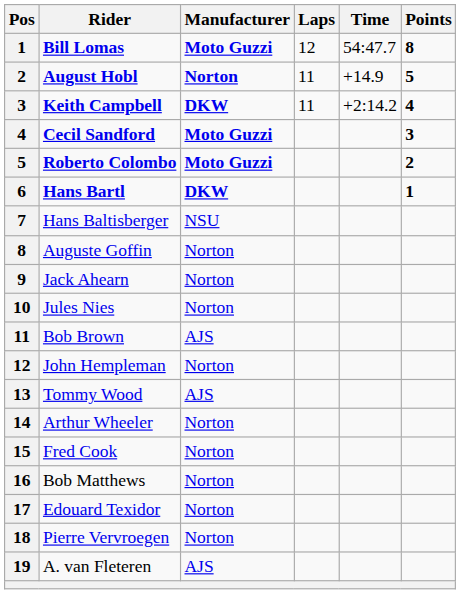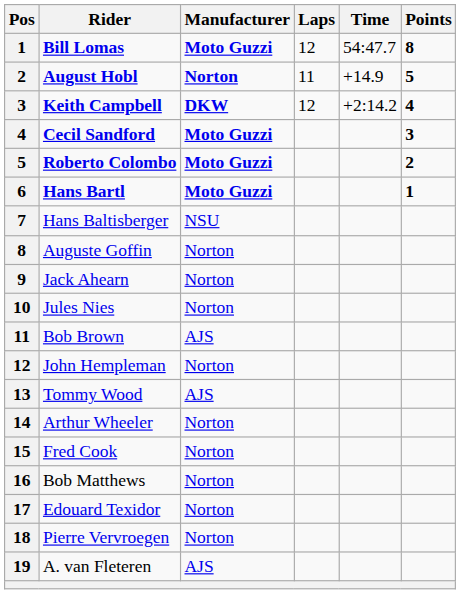(306, 105) 11 -> (307, 105) 12
(206, 192) DKW -> (228, 192) Moto Guzzi
